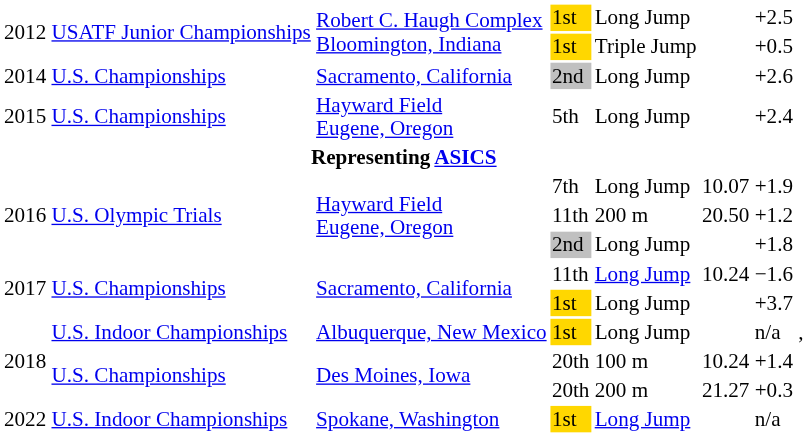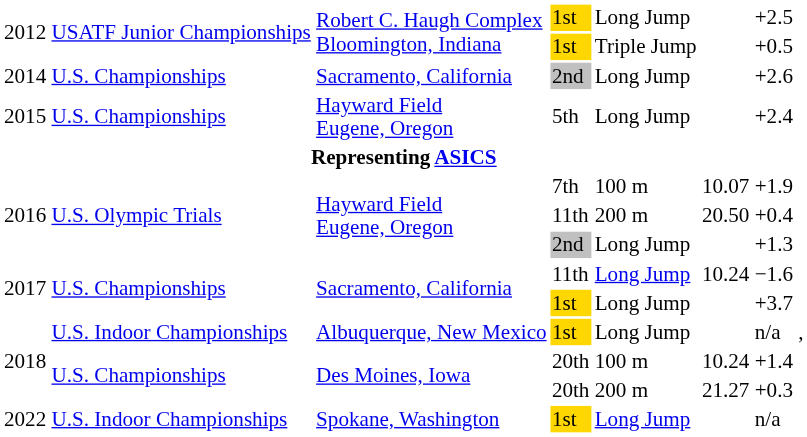(643, 186) Long Jump -> (621, 186) 100 m
(774, 215) +1.2 -> (774, 215) +0.4
(774, 244) +1.8 -> (774, 244) +1.3
